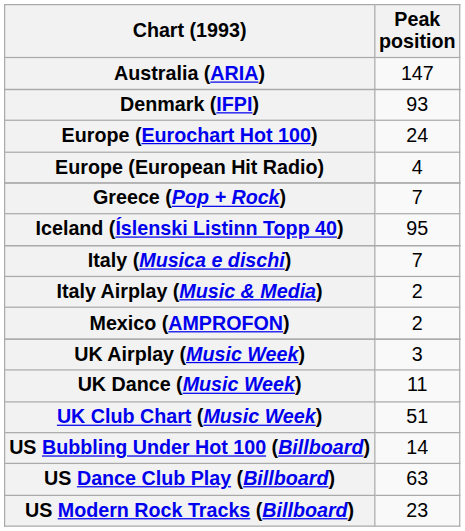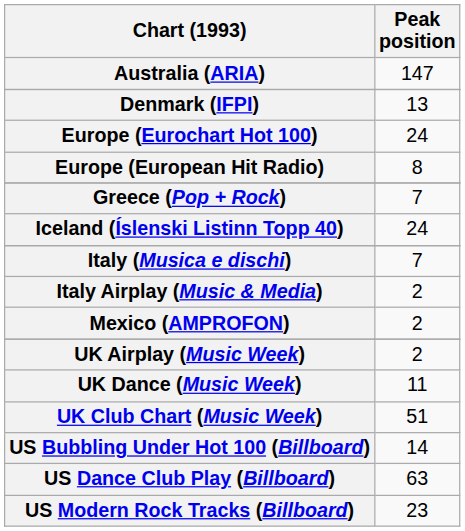(417, 104) 93 -> (417, 104) 13
(417, 167) 4 -> (417, 167) 8
(417, 229) 95 -> (417, 229) 24
(417, 354) 3 -> (417, 354) 2
